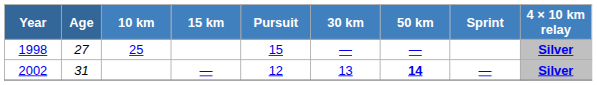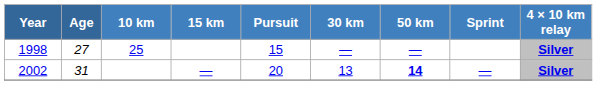(276, 70) 12 -> (276, 70) 20
